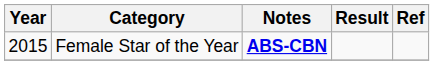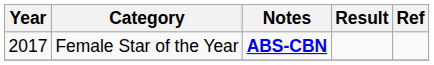(28, 45) 2015 -> (28, 45) 2017
